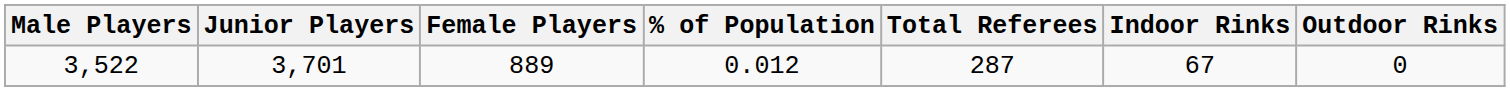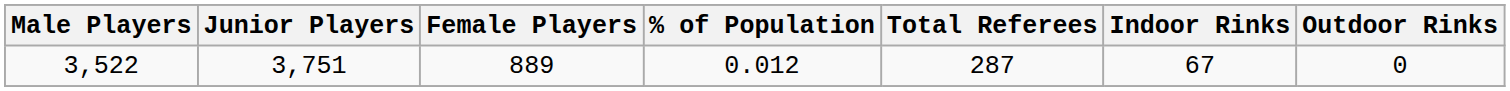(309, 66) 3,701 -> (309, 66) 3,751
